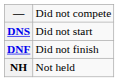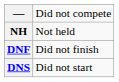rows swapped: (19, 31) <-> (19, 67)
